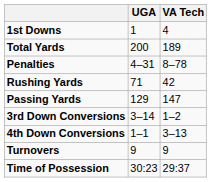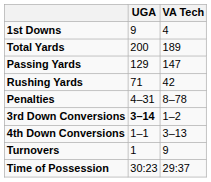(133, 30) 1 -> (133, 30) 9
rows swapped: (44, 99) <-> (31, 64)
(142, 116) normal -> (142, 116) bold
(133, 151) 9 -> (133, 151) 1
